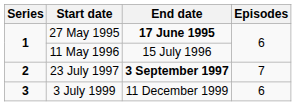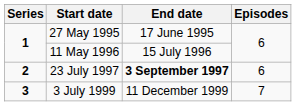(177, 33) bold -> (177, 33) normal
(261, 71) 7 -> (261, 71) 6
(261, 91) 6 -> (261, 91) 7
